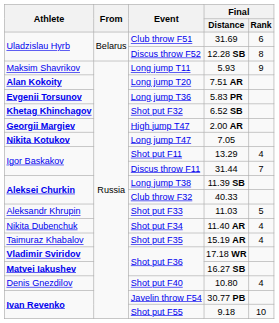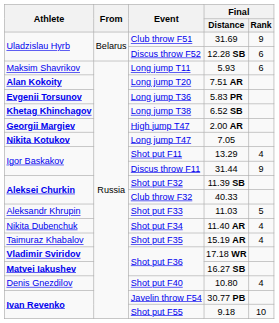(261, 40) 6 -> (261, 40) 9
(261, 54) 8 -> (261, 54) 6
(261, 68) 9 -> (261, 68) 6
(157, 111) Shot put F32 -> (161, 111) Long jump T38
(261, 169) 7 -> (261, 169) 9
(161, 183) Long jump T38 -> (157, 183) Shot put F32
